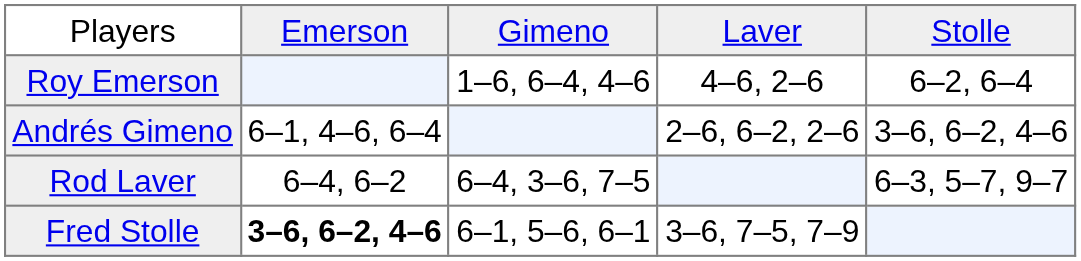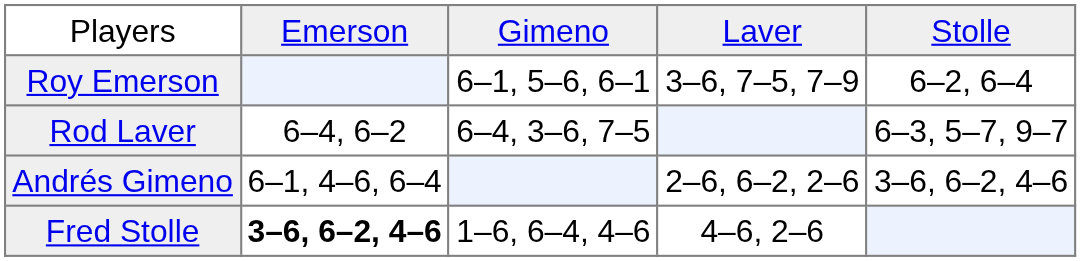(553, 80) 1–6, 6–4, 4–6 -> (553, 80) 6–1, 5–6, 6–1
(762, 80) 4–6, 2–6 -> (762, 80) 3–6, 7–5, 7–9
rows swapped: (123, 130) <-> (123, 181)
(553, 231) 6–1, 5–6, 6–1 -> (553, 231) 1–6, 6–4, 4–6
(762, 231) 3–6, 7–5, 7–9 -> (762, 231) 4–6, 2–6
